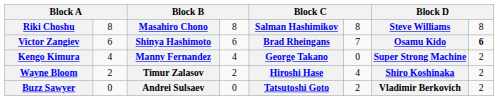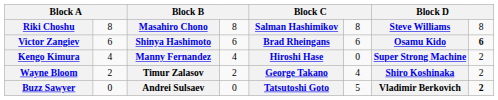(358, 42) 7 -> (358, 42) 6
(297, 57) George Takano -> (297, 57) Hiroshi Hase
(297, 73) Hiroshi Hase -> (297, 73) George Takano
(358, 88) 2 -> (358, 88) 5
(481, 88) normal -> (481, 88) bold
